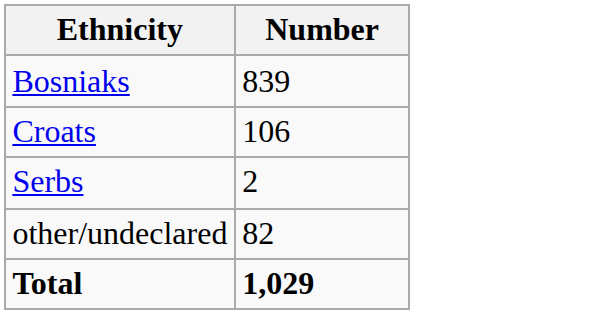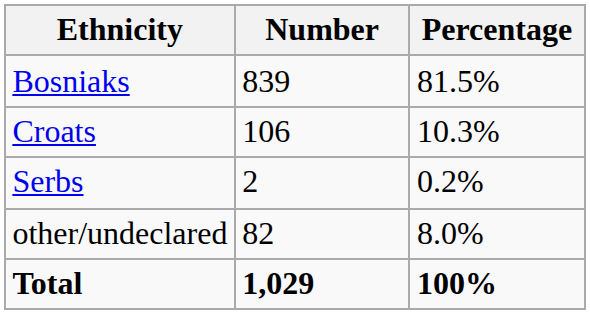+ column: (497, 29)
